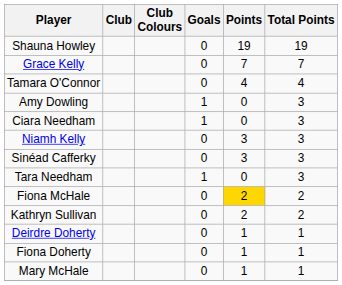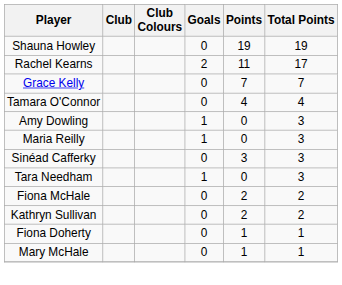+ row: (54, 64)
- row: (54, 121)
+ row: (54, 139)
- row: (54, 139)
(244, 196) gold background -> (244, 196) no background
- row: (54, 233)
